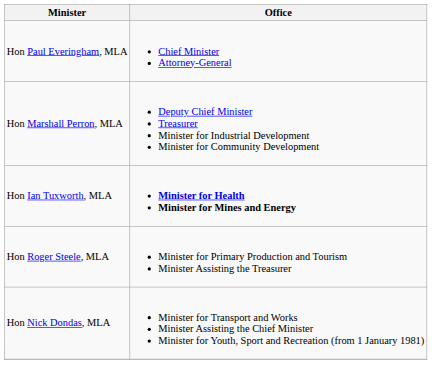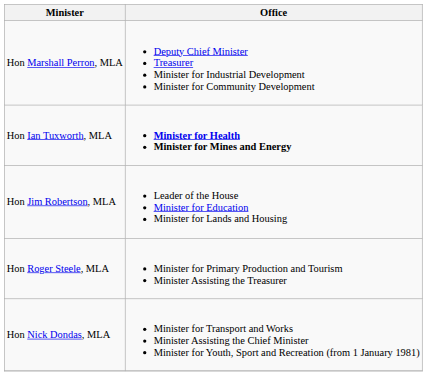- row: (67, 51)
+ row: (61, 201)
